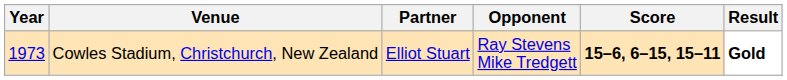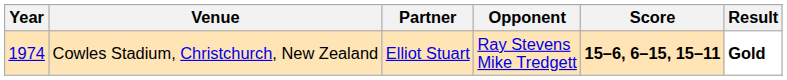(27, 53) 1973 -> (27, 53) 1974
